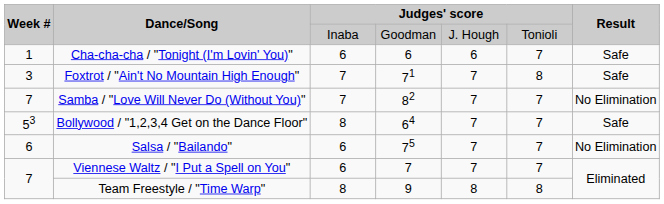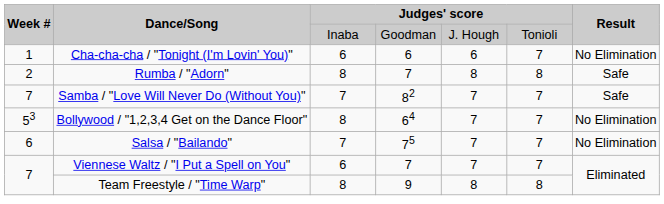(616, 54) Safe -> (616, 54) No Elimination
+ row: (182, 74)
- row: (182, 76)
(616, 99) No Elimination -> (616, 96) Safe
(616, 123) Safe -> (616, 119) No Elimination
(343, 146) 6 -> (343, 143) 7
